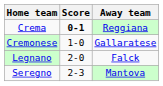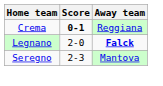- row: (32, 42)
(125, 58) normal -> (120, 42) bold
